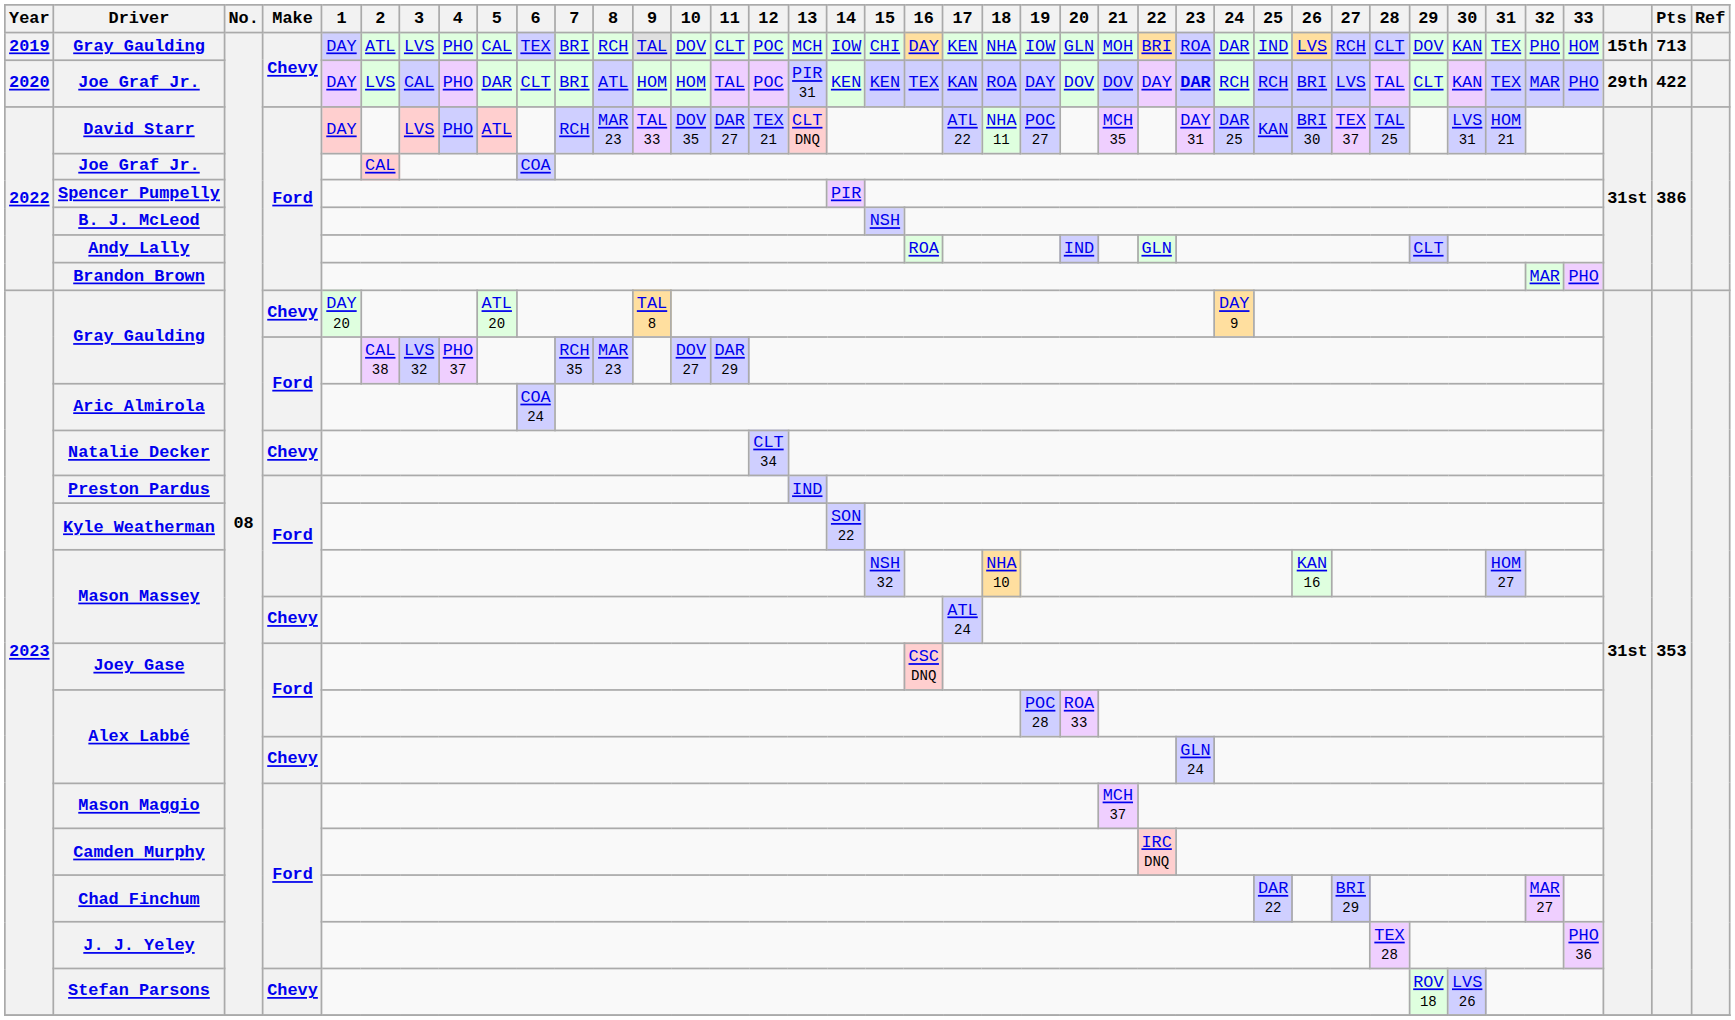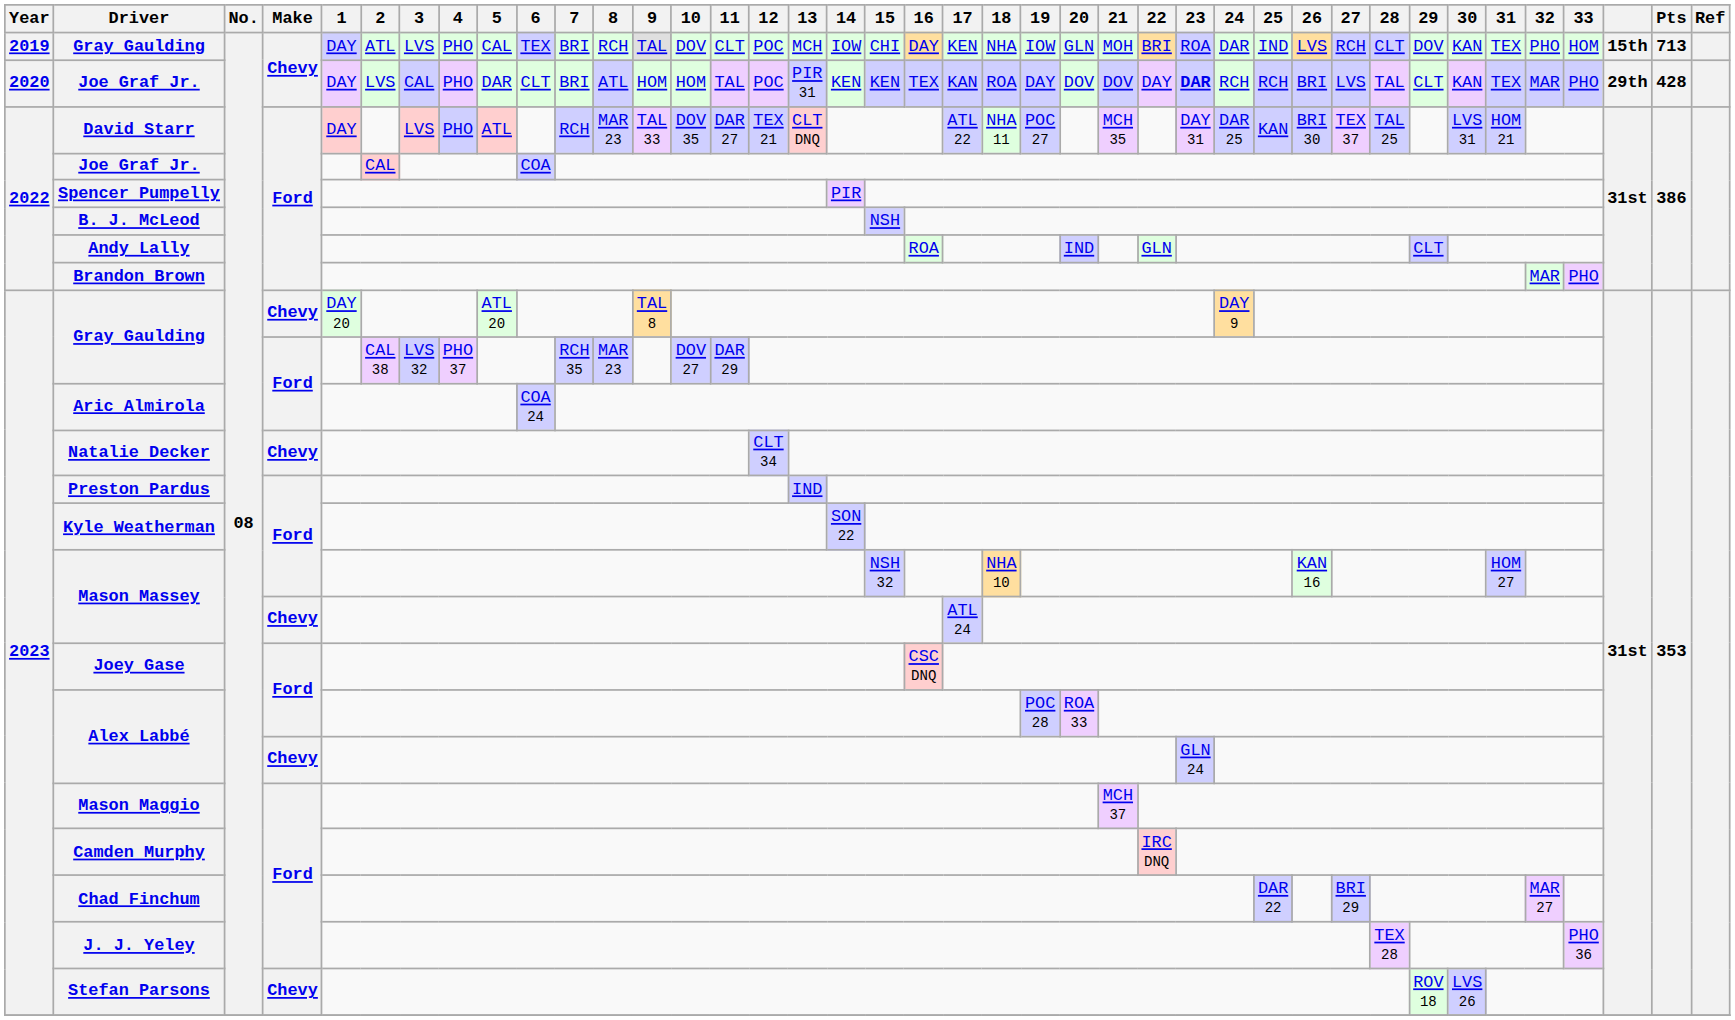(1671, 83) 422 -> (1671, 83) 428
